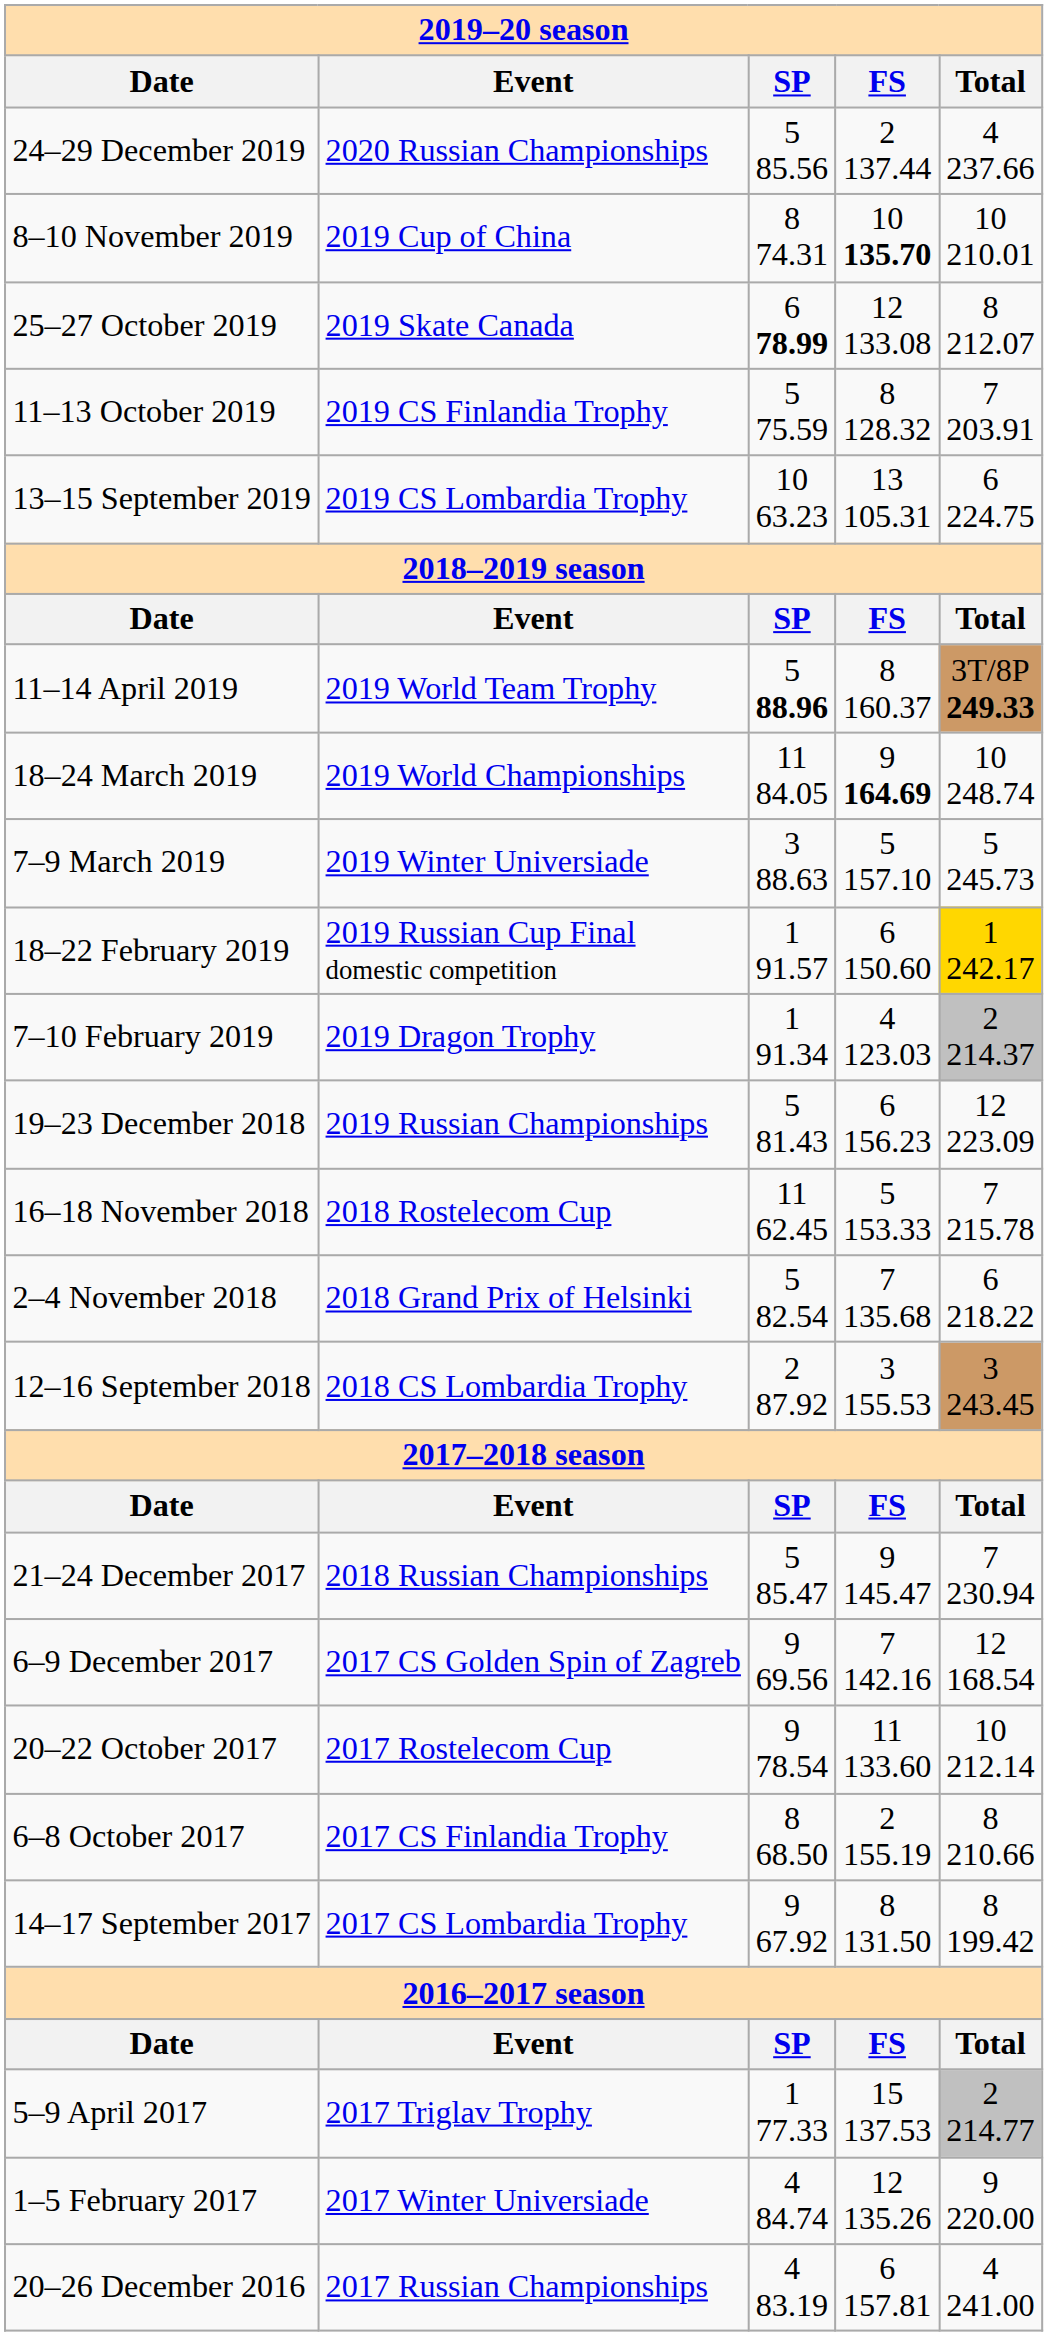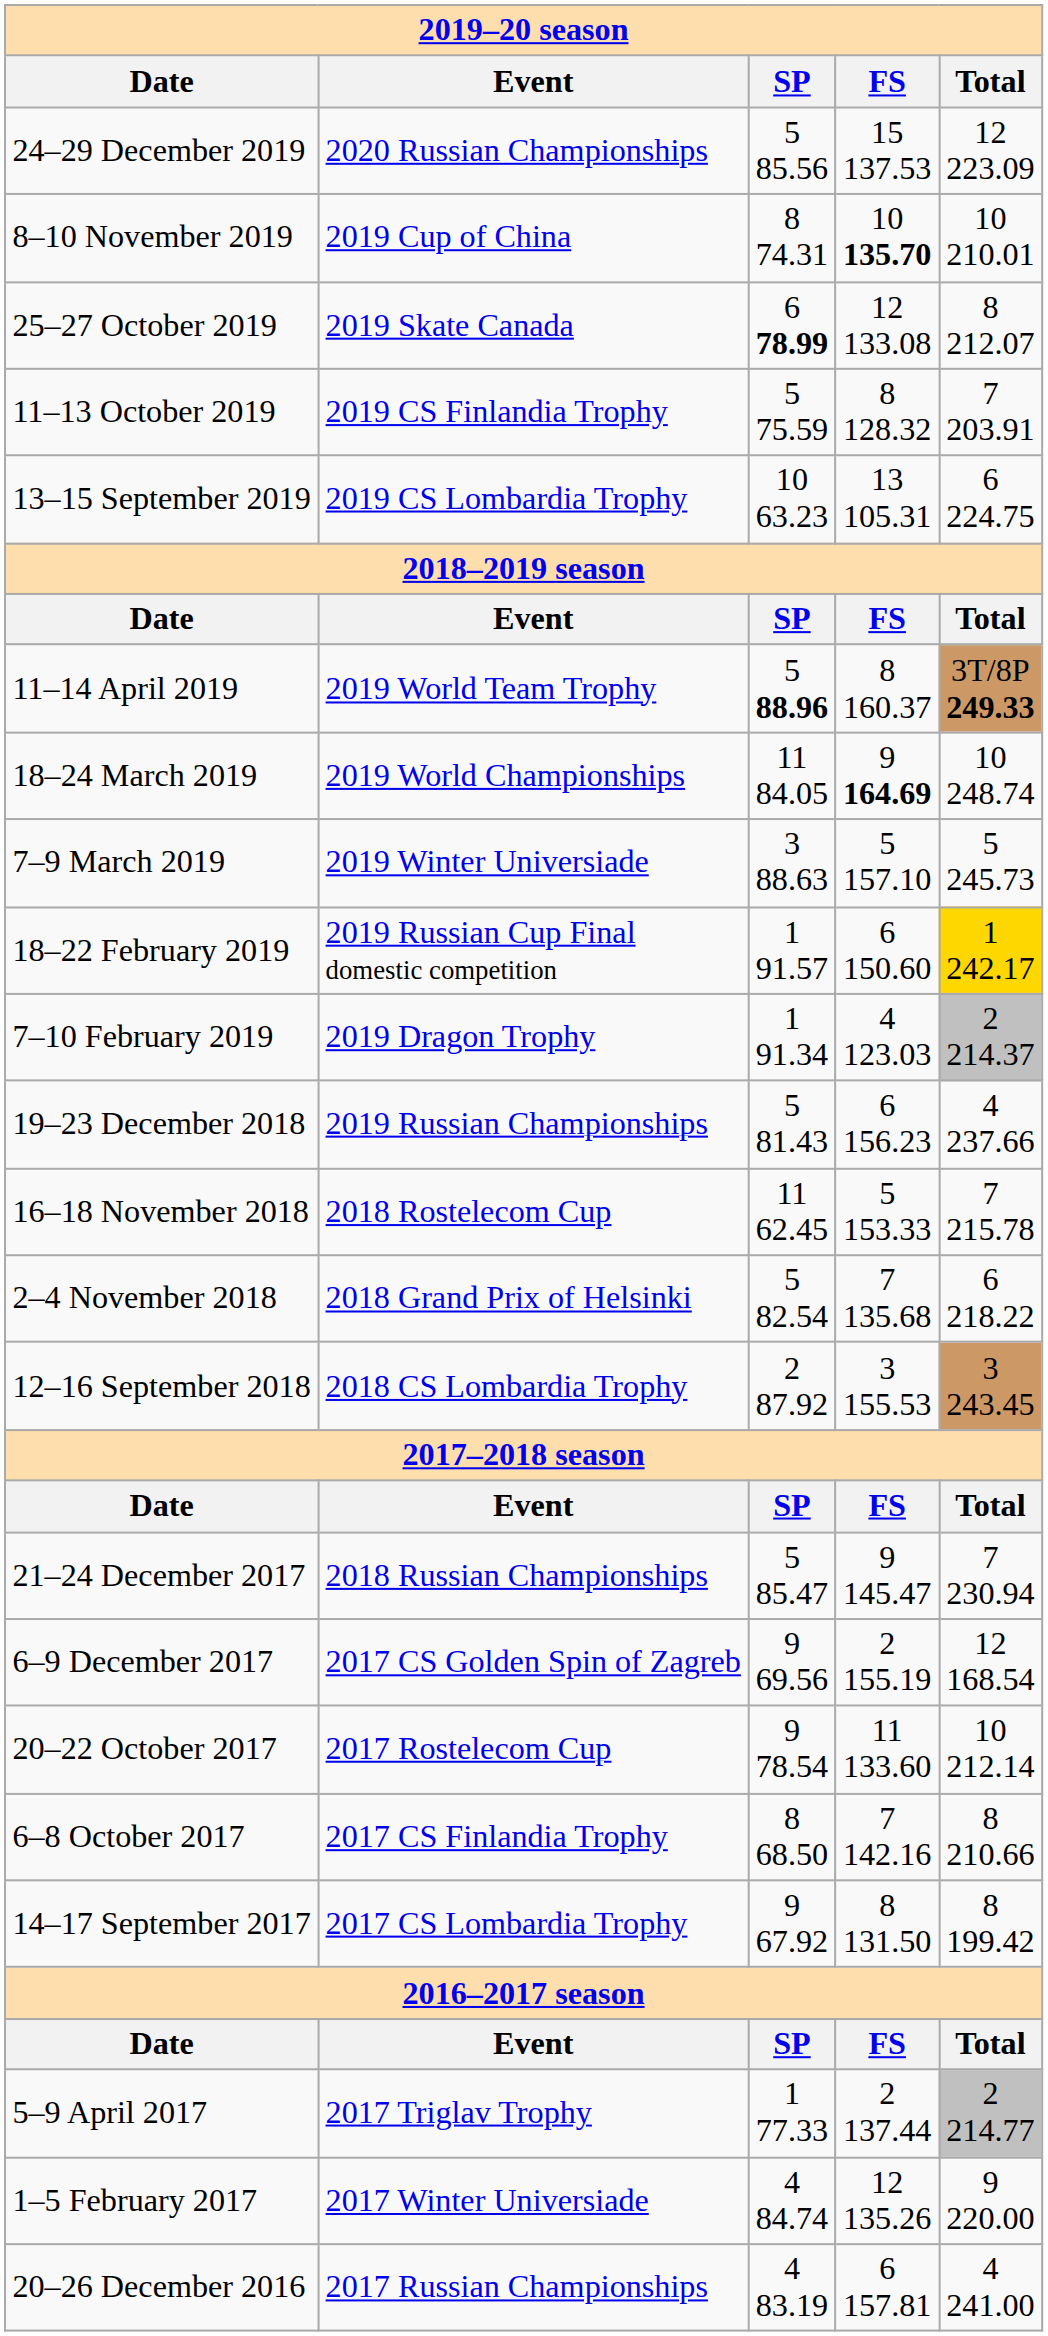(887, 150) 2 137.44 -> (887, 150) 15 137.53
(990, 150) 4 237.66 -> (990, 150) 12 223.09
(990, 1123) 12 223.09 -> (990, 1123) 4 237.66
(887, 1661) 7 142.16 -> (887, 1661) 2 155.19
(887, 1836) 2 155.19 -> (887, 1836) 7 142.16
(887, 2112) 15 137.53 -> (887, 2112) 2 137.44
